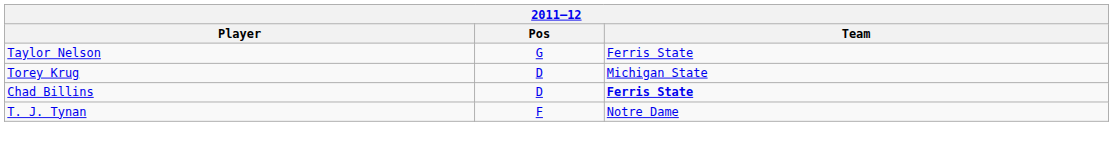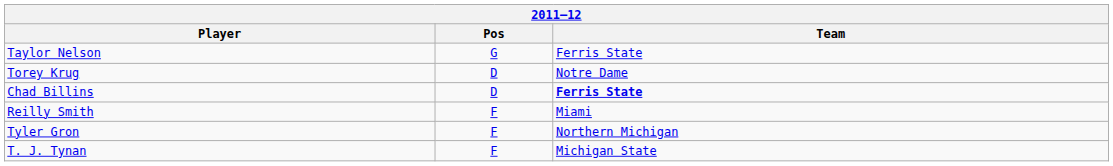(657, 73) Michigan State -> (592, 73) Notre Dame
+ row: (51, 112)
+ row: (43, 131)
(643, 112) Notre Dame -> (606, 151) Michigan State
